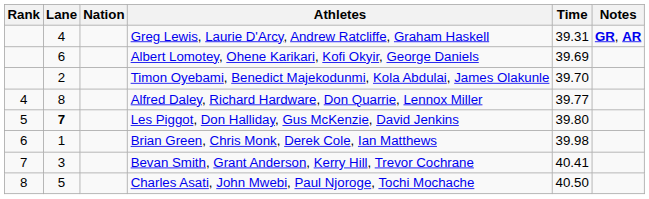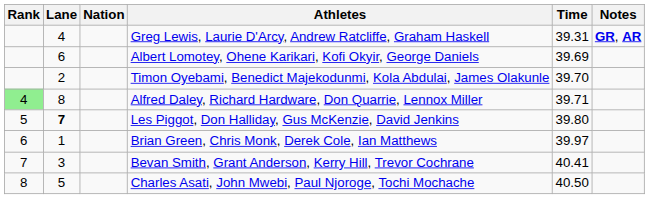(24, 99) no background -> (24, 99) lightgreen background
(572, 99) 39.77 -> (572, 99) 39.71
(572, 141) 39.98 -> (572, 141) 39.97
